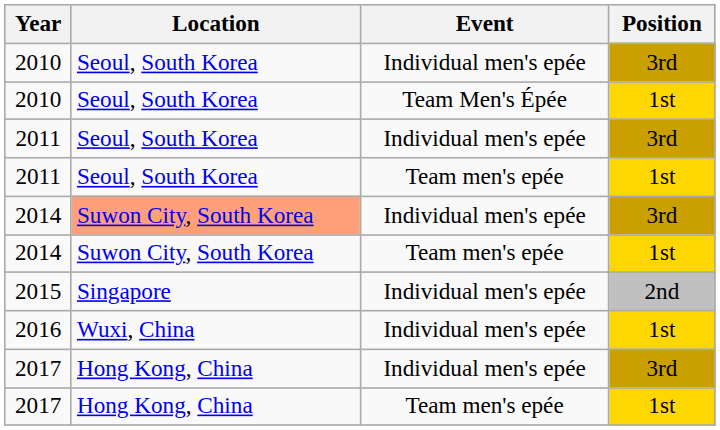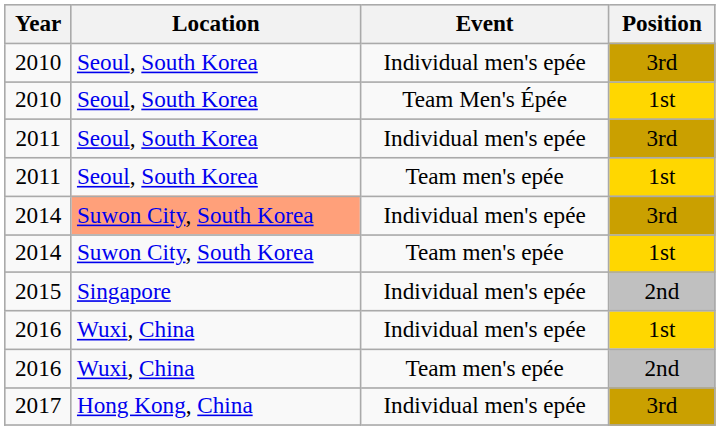+ row: (38, 368)
- row: (38, 406)
